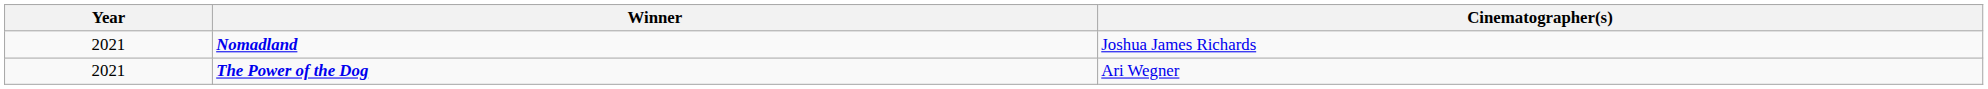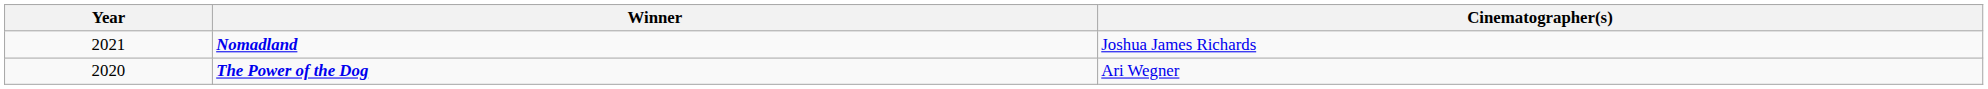(108, 71) 2021 -> (108, 71) 2020
